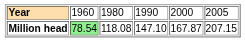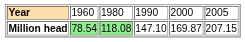(116, 28) no background -> (116, 28) lightgreen background
(186, 28) 167.87 -> (186, 28) 169.87
